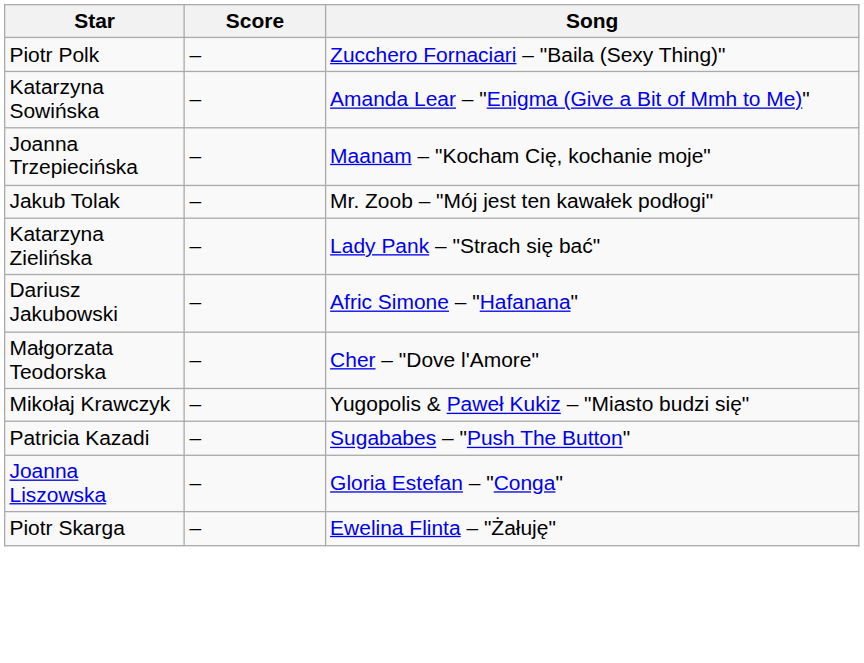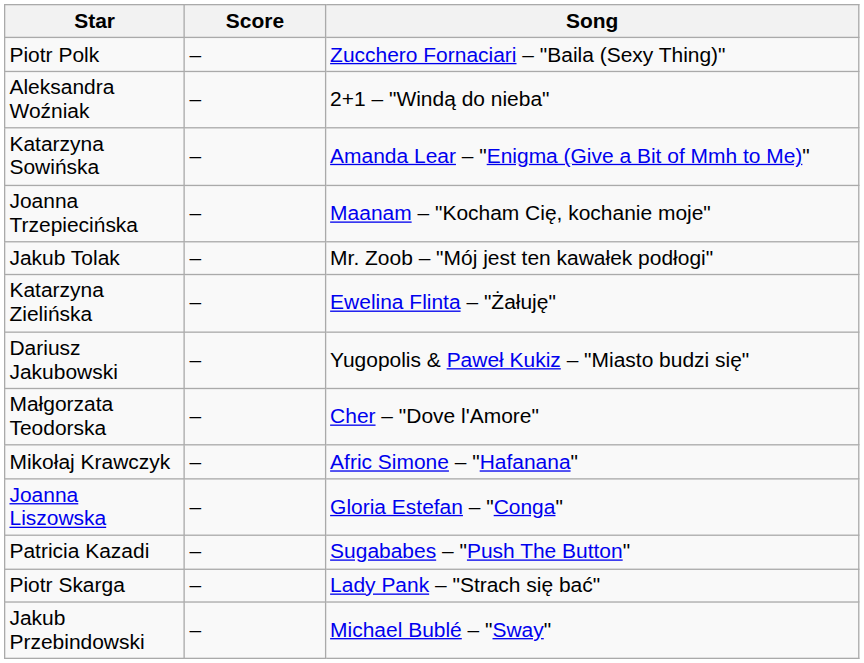+ row: (62, 99)
(465, 246) Lady Pank – "Strach się bać" -> (443, 303) Ewelina Flinta – "Żałuję"
(454, 303) Afric Simone – "Hafanana" -> (540, 359) Yugopolis & Paweł Kukiz – "Miasto budzi się"
(540, 404) Yugopolis & Paweł Kukiz – "Miasto budzi się" -> (454, 461) Afric Simone – "Hafanana"
rows swapped: (79, 438) <-> (58, 483)
(443, 528) Ewelina Flinta – "Żałuję" -> (465, 585) Lady Pank – "Strach się bać"
+ row: (77, 630)
